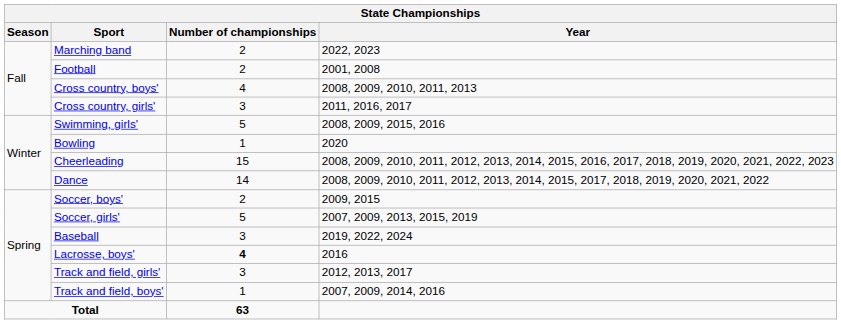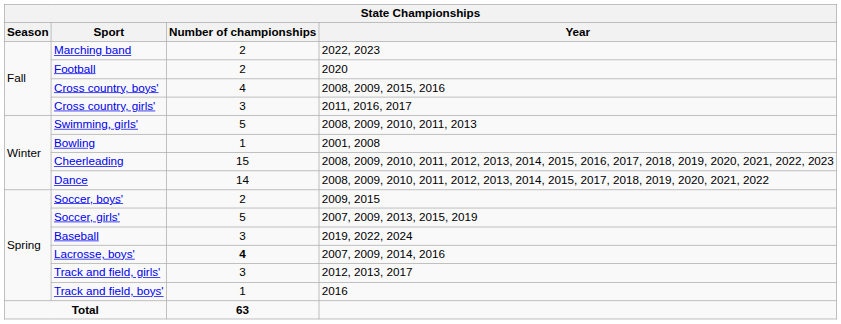(351, 69) 2001, 2008 -> (335, 69) 2020
(399, 87) 2008, 2009, 2010, 2011, 2013 -> (383, 87) 2008, 2009, 2015, 2016
(383, 124) 2008, 2009, 2015, 2016 -> (399, 124) 2008, 2009, 2010, 2011, 2013
(335, 143) 2020 -> (351, 143) 2001, 2008
(335, 254) 2016 -> (383, 254) 2007, 2009, 2014, 2016
(383, 291) 2007, 2009, 2014, 2016 -> (335, 291) 2016
